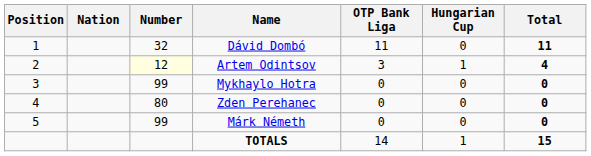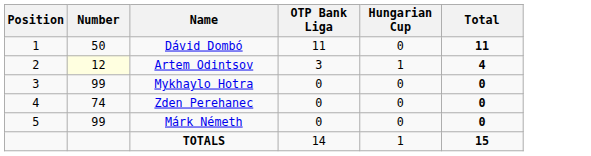- column: (98, 21)
(161, 47) 32 -> (98, 47) 50
(161, 103) 80 -> (98, 103) 74
